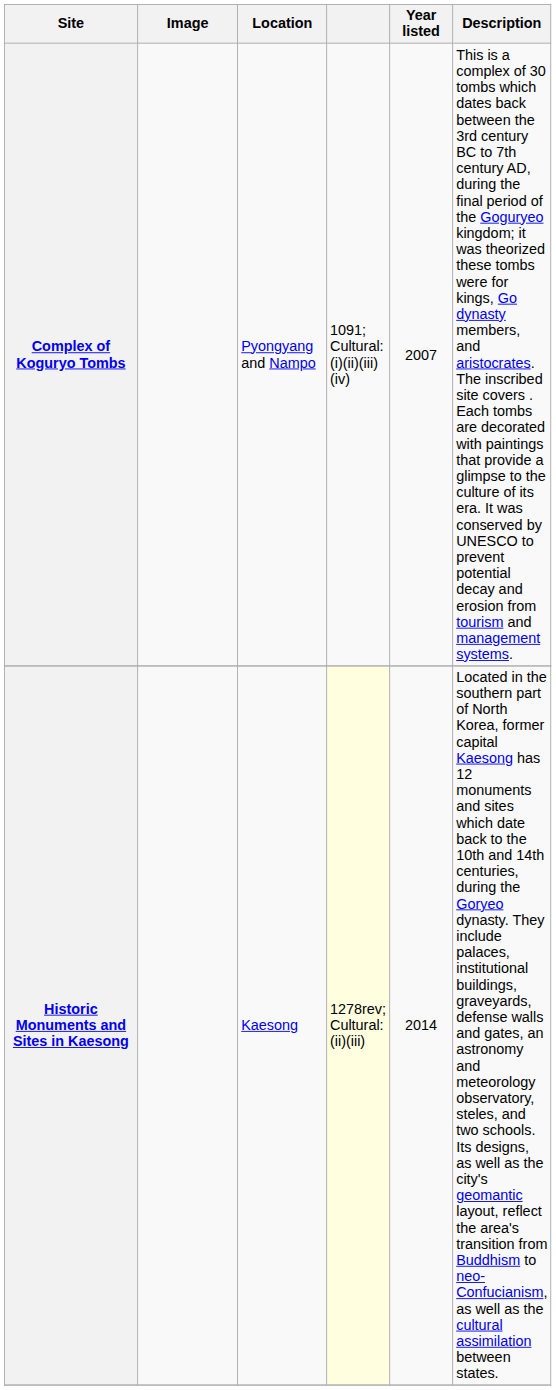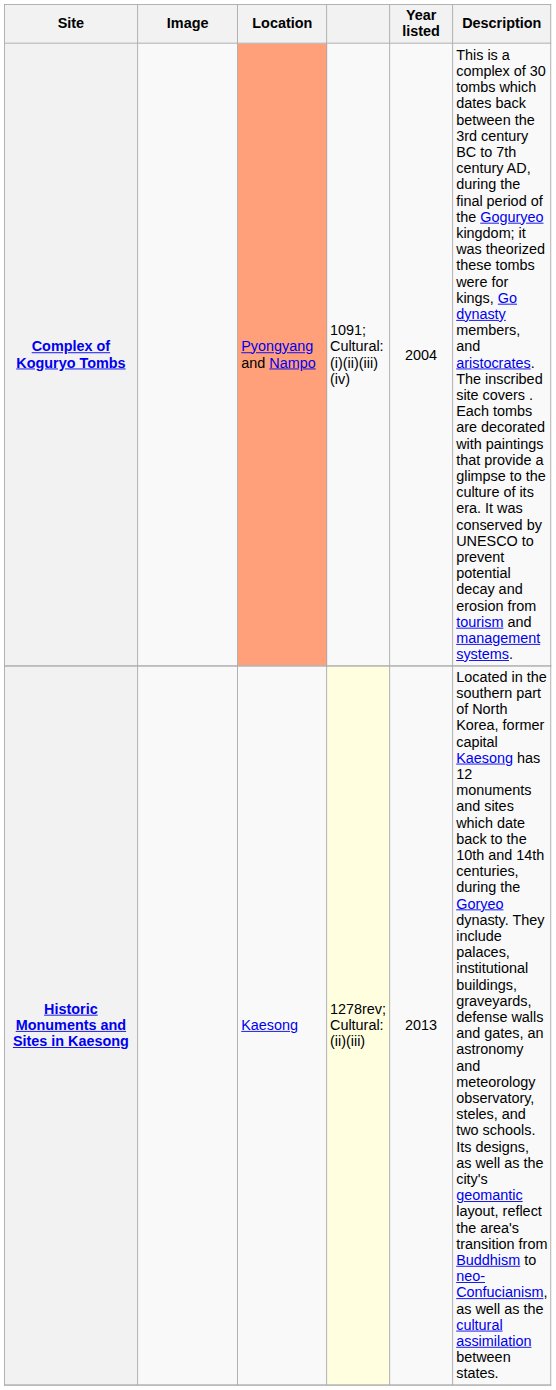(278, 354) no background -> (278, 354) lightsalmon background
(421, 354) 2007 -> (421, 354) 2004
(421, 1025) 2014 -> (421, 1025) 2013
